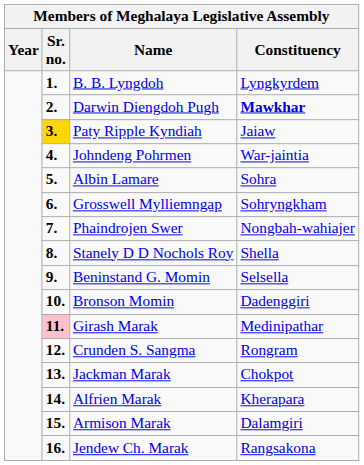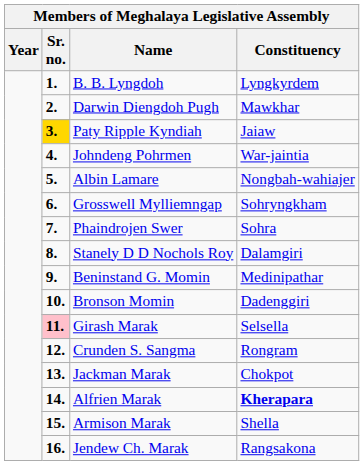(273, 107) bold -> (270, 107) normal
(258, 180) Sohra -> (298, 180) Nongbah-wahiajer
(298, 228) Nongbah-wahiajer -> (258, 228) Sohra
(260, 253) Shella -> (272, 253) Dalamgiri
(264, 277) Selsella -> (282, 277) Medinipathar
(282, 326) Medinipathar -> (264, 326) Selsella
(272, 399) normal -> (277, 399) bold
(272, 423) Dalamgiri -> (260, 423) Shella
